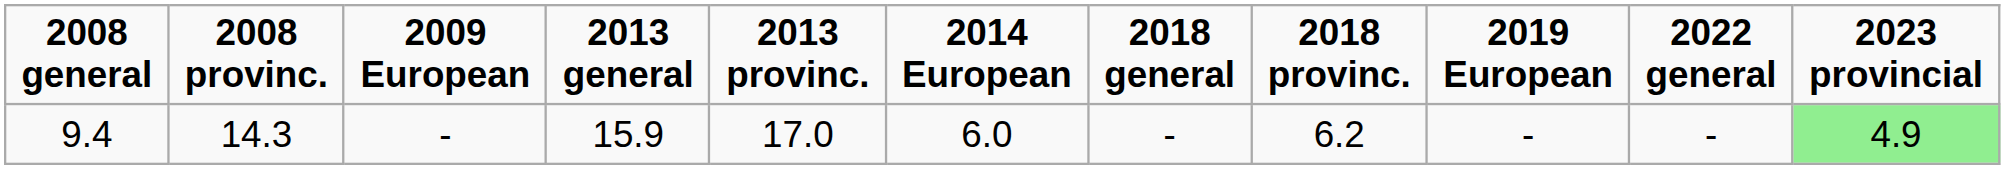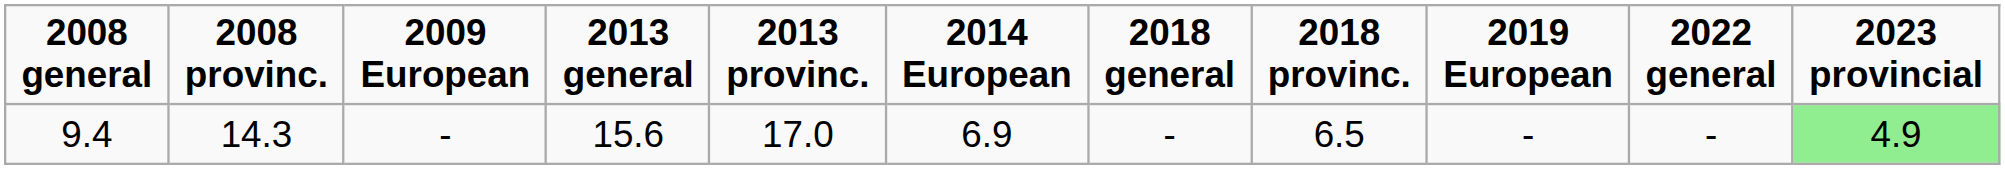(628, 133) 15.9 -> (628, 133) 15.6
(987, 133) 6.0 -> (987, 133) 6.9
(1339, 133) 6.2 -> (1339, 133) 6.5
